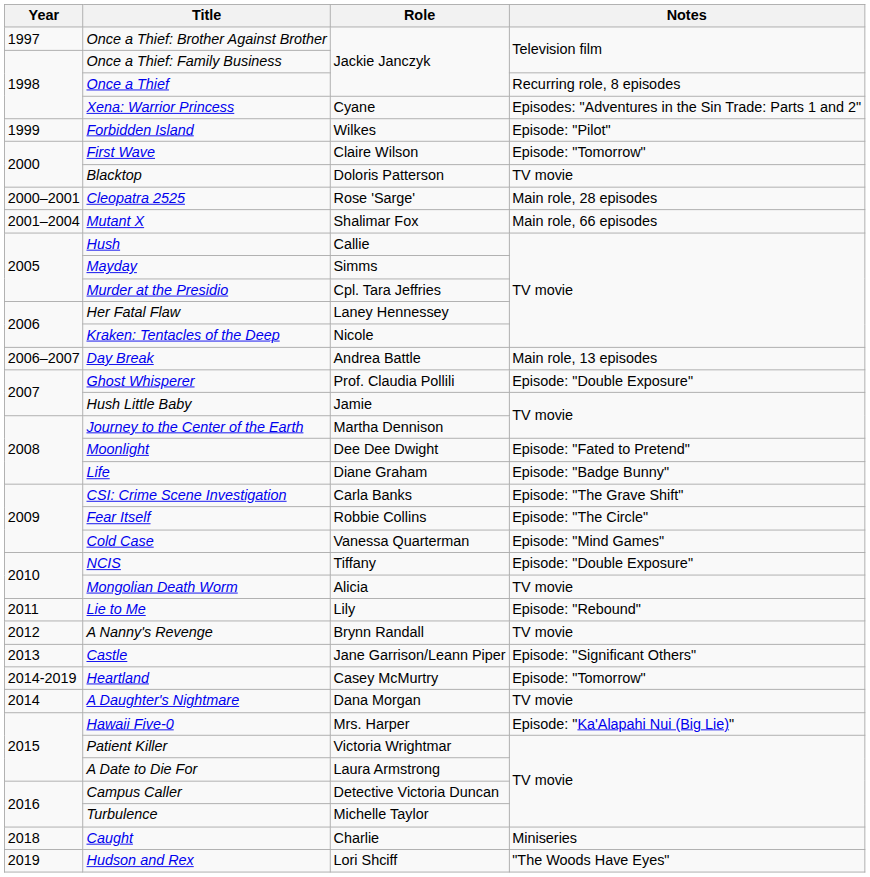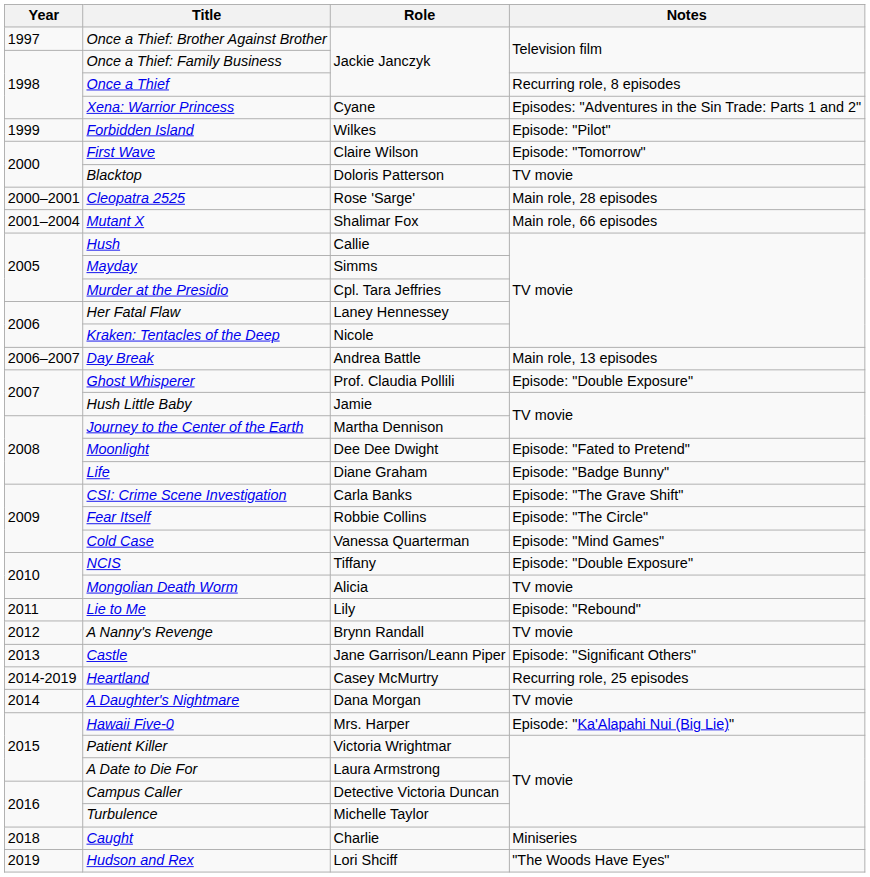(579, 678) Episode: "Tomorrow" -> (600, 678) Recurring role, 25 episodes
